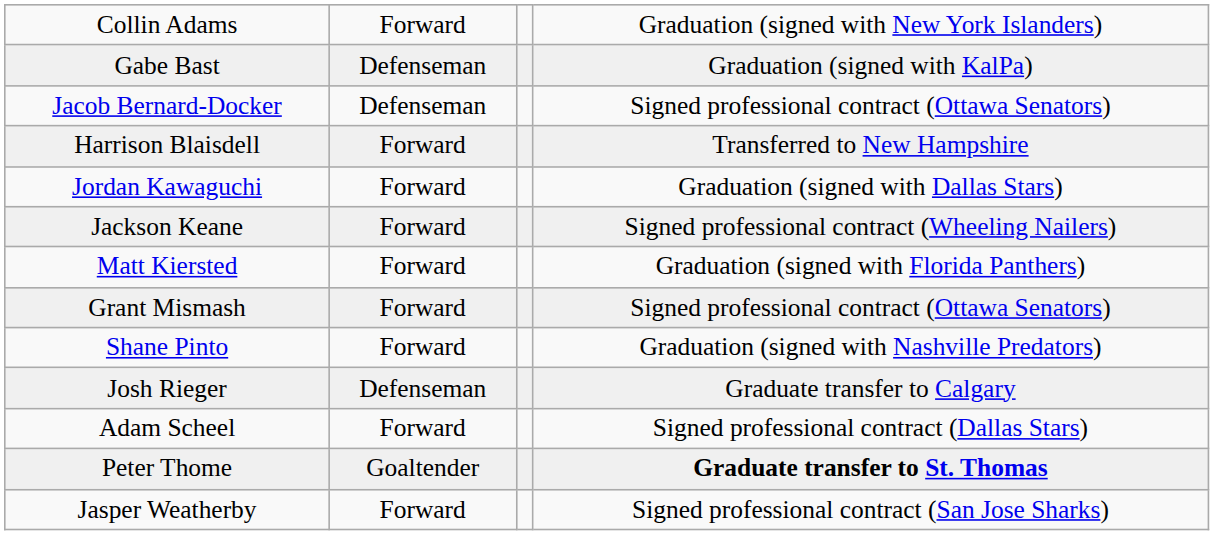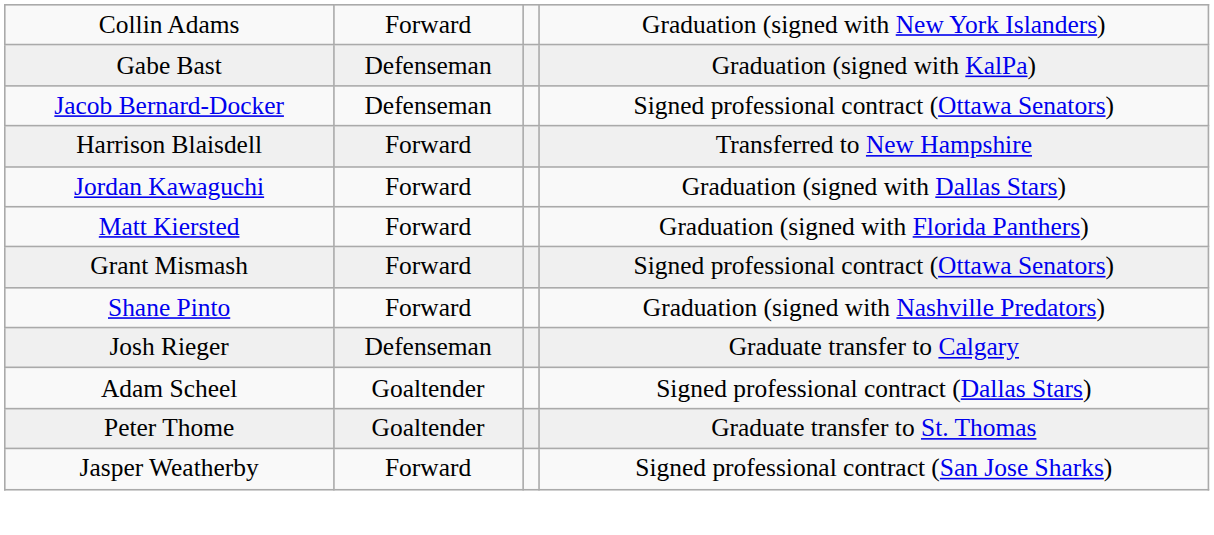- row: (167, 226)
(423, 428) Forward -> (428, 387) Goaltender
(870, 468) bold -> (874, 428) normal
